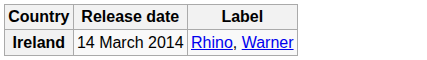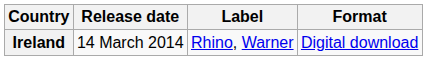+ column: (360, 17)
